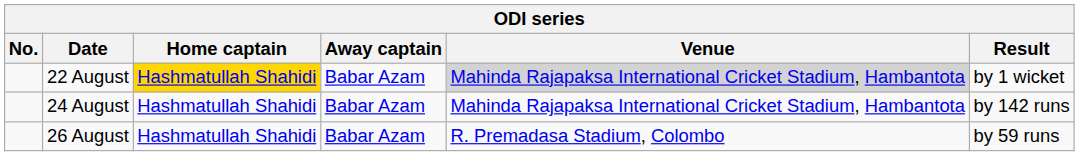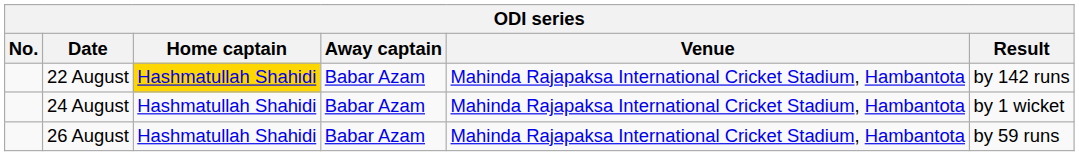(708, 77) lightgrey background -> (708, 77) no background
(1019, 77) by 1 wicket -> (1022, 77) by 142 runs
(1022, 106) by 142 runs -> (1019, 106) by 1 wicket
(588, 135) R. Premadasa Stadium, Colombo -> (708, 135) Mahinda Rajapaksa International Cricket Stadium, Hambantota
